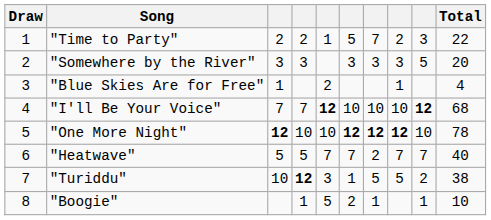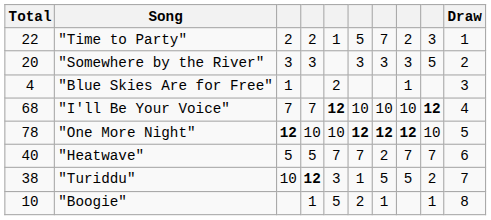columns swapped: (26, 16) <-> (460, 16)
